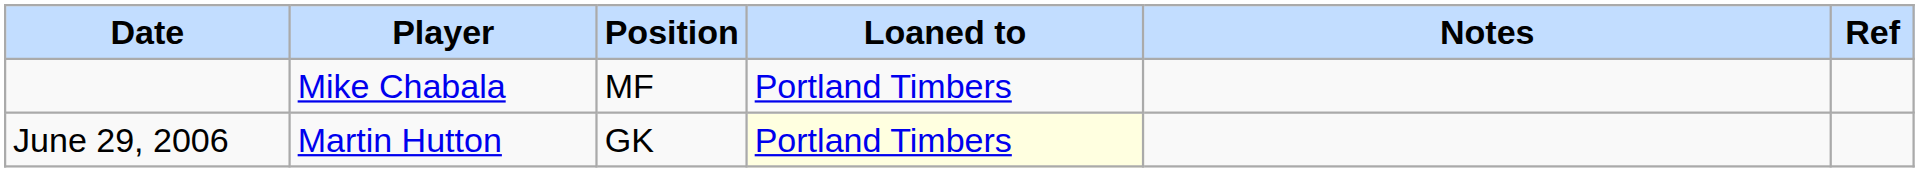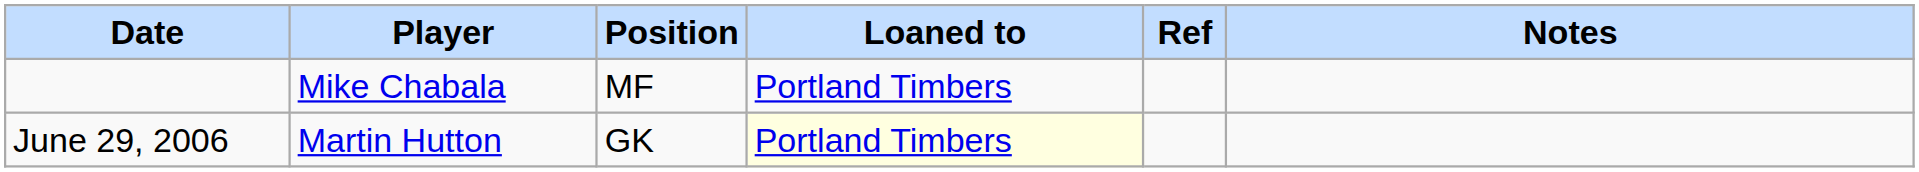columns swapped: (1487, 32) <-> (1873, 32)
